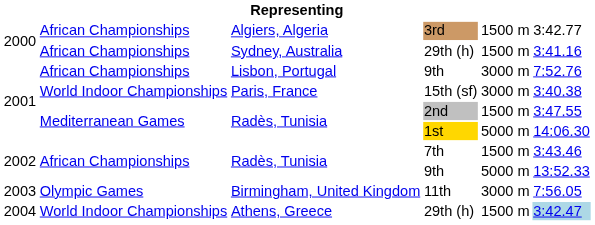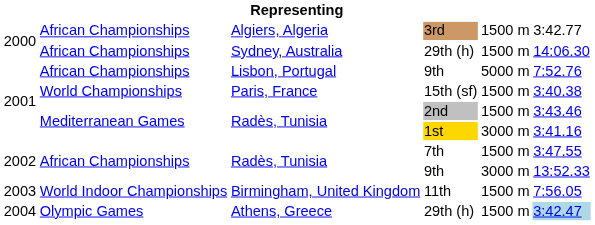(557, 51) 3:41.16 -> (561, 51) 14:06.30
(505, 71) 3000 m -> (505, 71) 5000 m
(134, 91) World Indoor Championships -> (111, 91) World Championships
(505, 91) 3000 m -> (505, 91) 1500 m
(557, 111) 3:47.55 -> (557, 111) 3:43.46
(505, 131) 5000 m -> (505, 131) 3000 m
(561, 131) 14:06.30 -> (557, 131) 3:41.16
(557, 151) 3:43.46 -> (557, 151) 3:47.55
(505, 171) 5000 m -> (505, 171) 3000 m
(92, 191) Olympic Games -> (134, 191) World Indoor Championships
(505, 191) 3000 m -> (505, 191) 1500 m
(134, 211) World Indoor Championships -> (92, 211) Olympic Games
